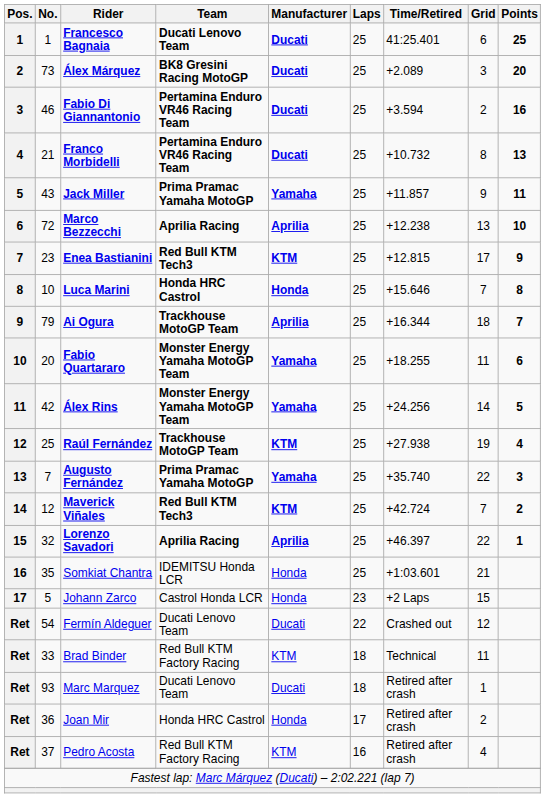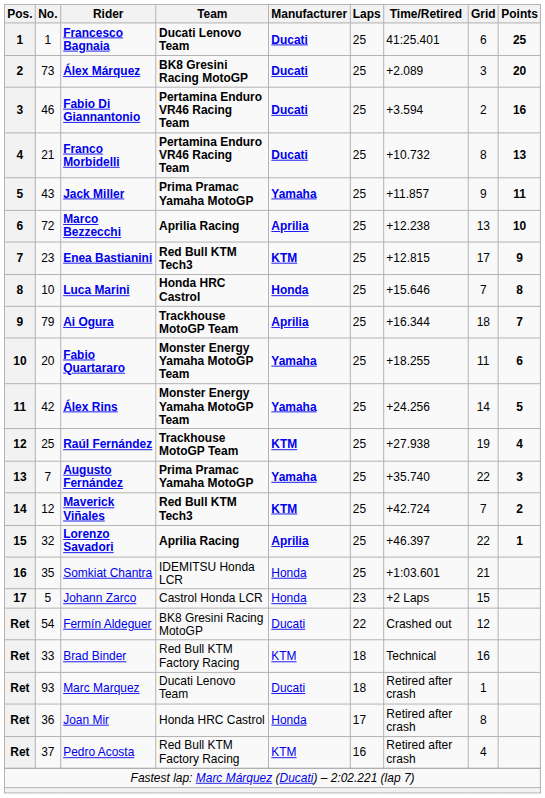(197, 624) Ducati Lenovo Team -> (211, 624) BK8 Gresini Racing MotoGP
(483, 656) 11 -> (483, 656) 16
(483, 720) 2 -> (483, 720) 8
